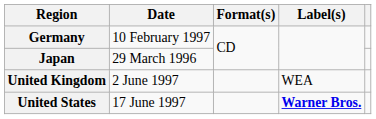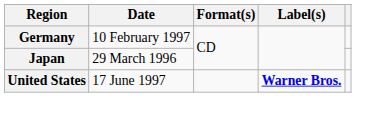- row: (57, 80)
